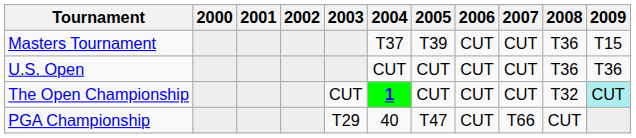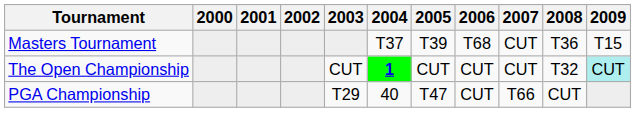(477, 43) CUT -> (477, 43) T68
- row: (46, 69)
